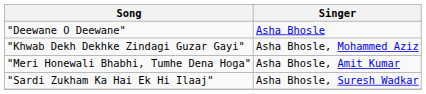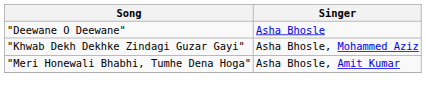- row: (110, 81)
